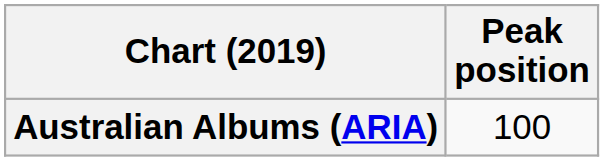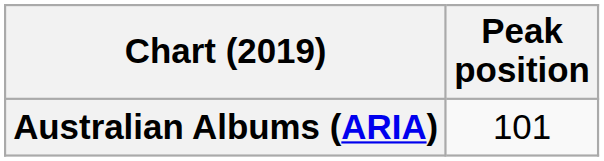(522, 126) 100 -> (522, 126) 101
